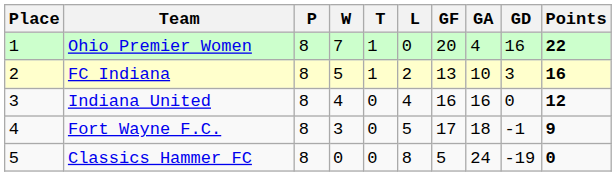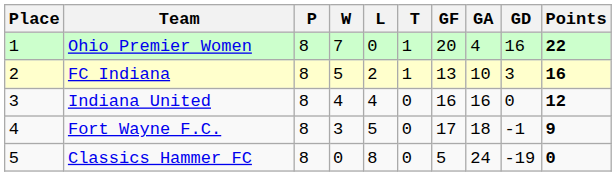columns swapped: (415, 19) <-> (380, 19)
